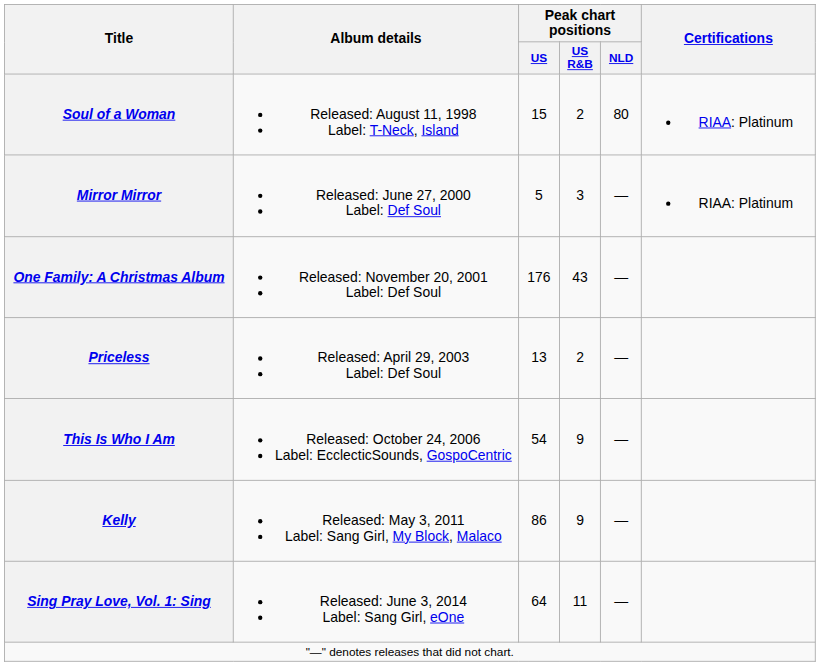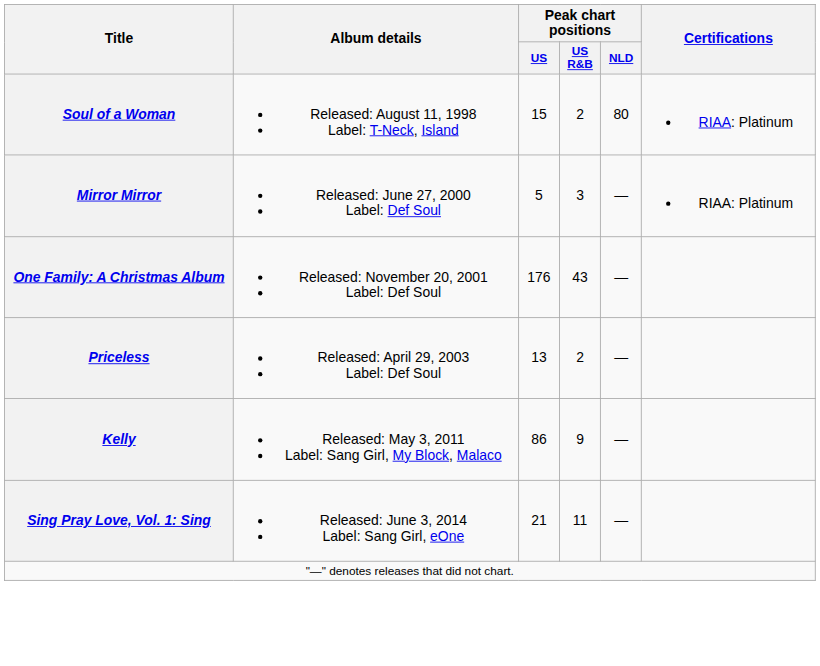- row: (119, 439)
(539, 601) 64 -> (539, 520) 21
